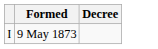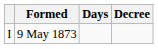+ column: (95, 14)
